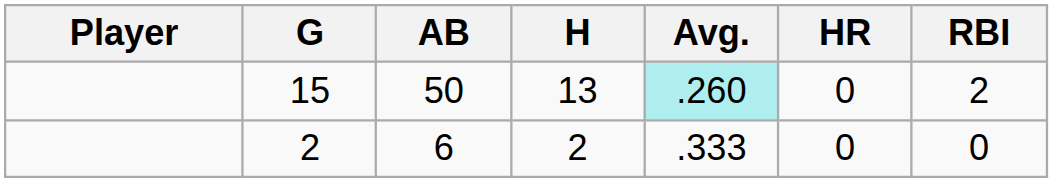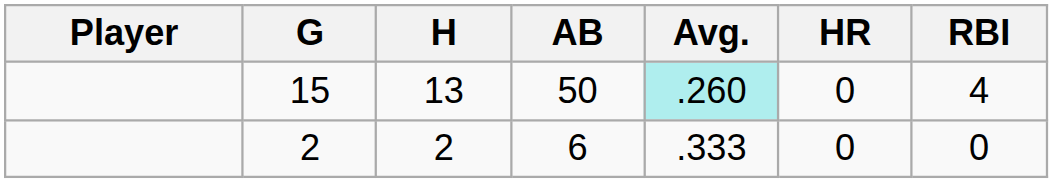columns swapped: (444, 33) <-> (578, 33)
(979, 90) 2 -> (979, 90) 4
